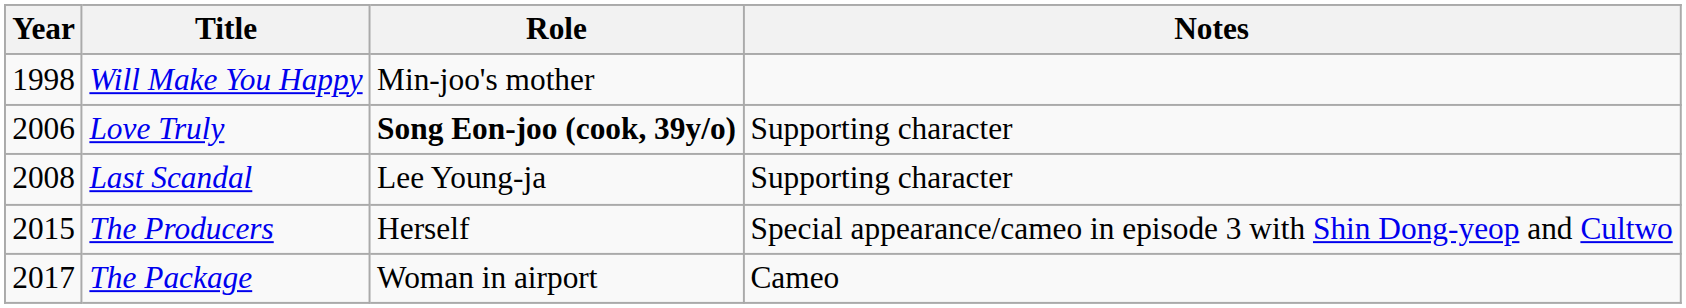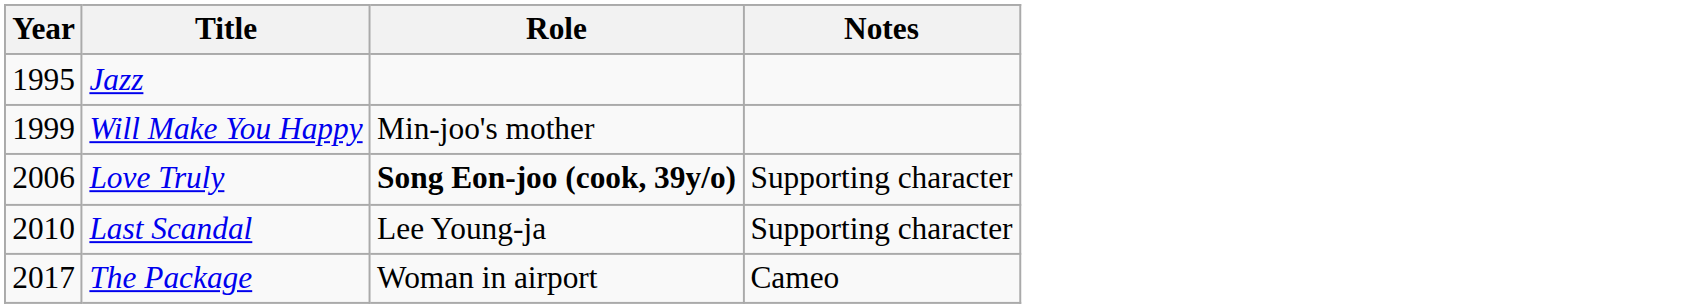+ row: (116, 79)
(44, 79) 1998 -> (44, 128) 1999
(44, 178) 2008 -> (44, 228) 2010
- row: (182, 228)
